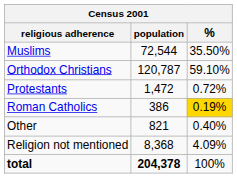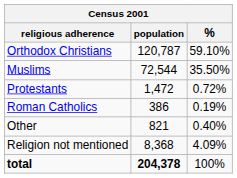rows swapped: (59, 70) <-> (29, 51)
(210, 107) gold background -> (210, 107) no background
